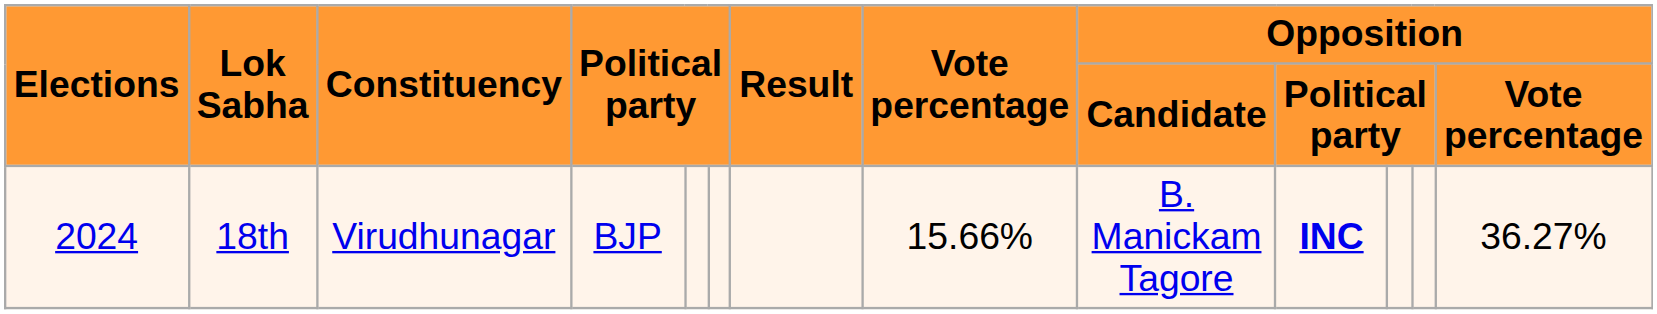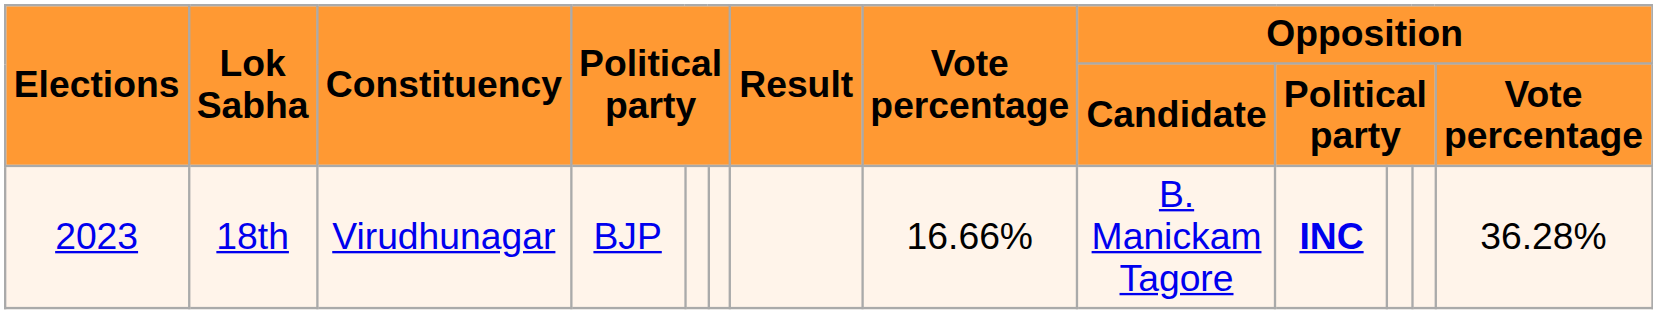(97, 236) 2024 -> (97, 236) 2023
(970, 236) 15.66% -> (970, 236) 16.66%
(1543, 236) 36.27% -> (1543, 236) 36.28%
